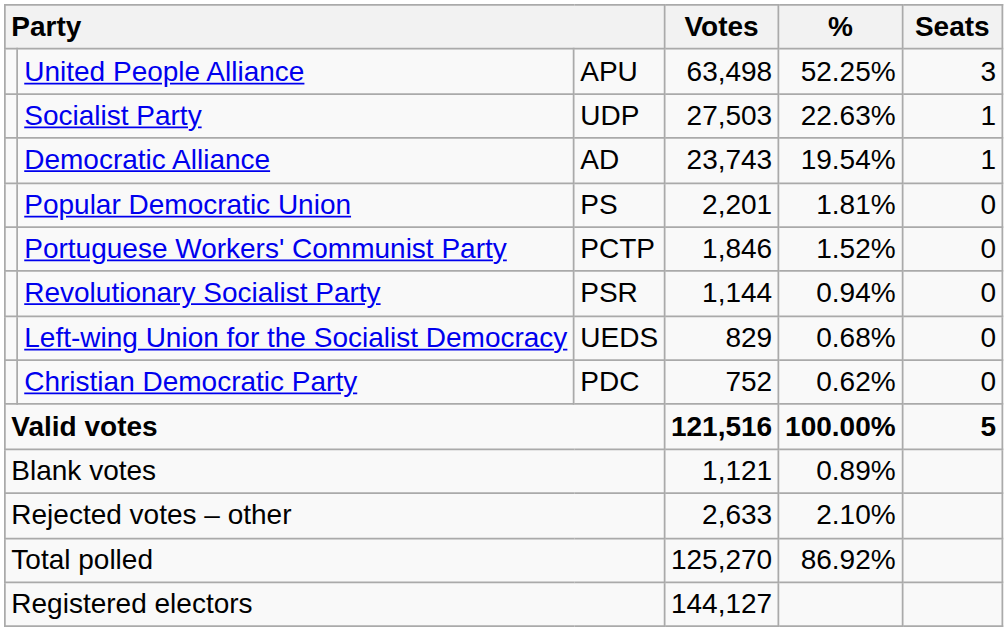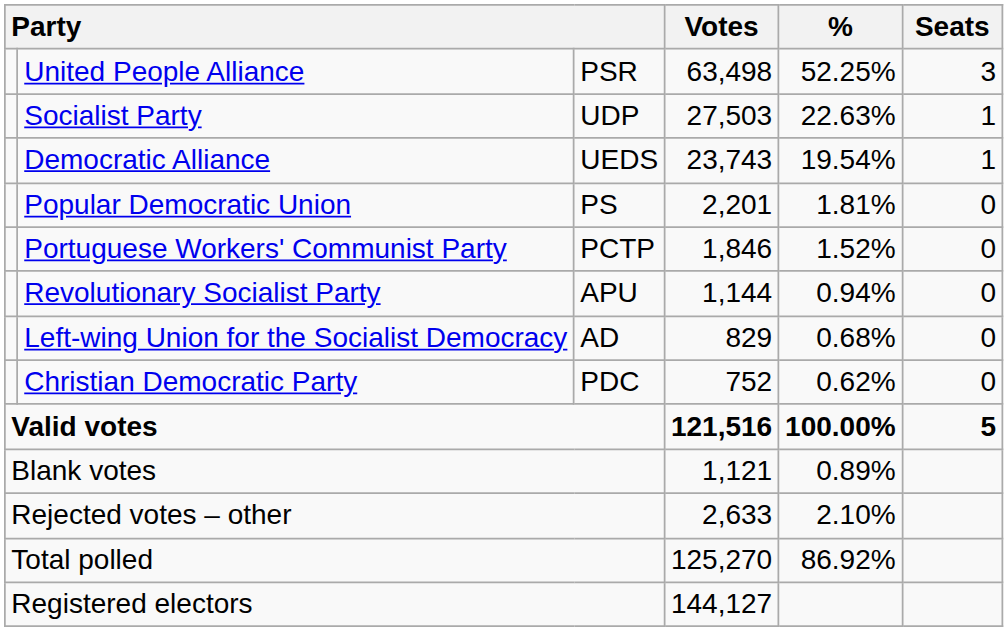(609, 71) APU -> (609, 71) PSR
(600, 159) AD -> (619, 159) UEDS
(609, 293) PSR -> (609, 293) APU
(619, 337) UEDS -> (600, 337) AD
